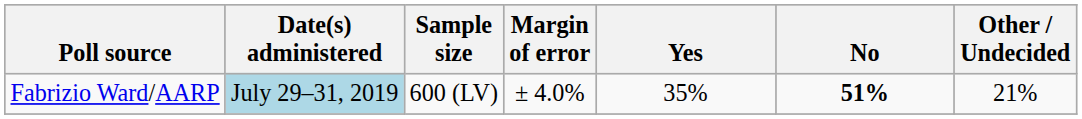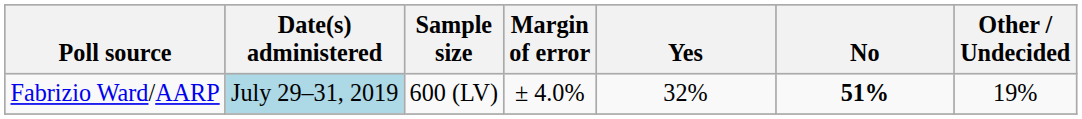(685, 93) 35% -> (685, 93) 32%
(1015, 93) 21% -> (1015, 93) 19%
